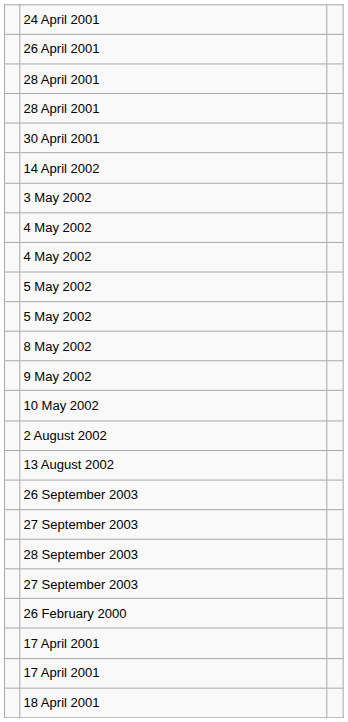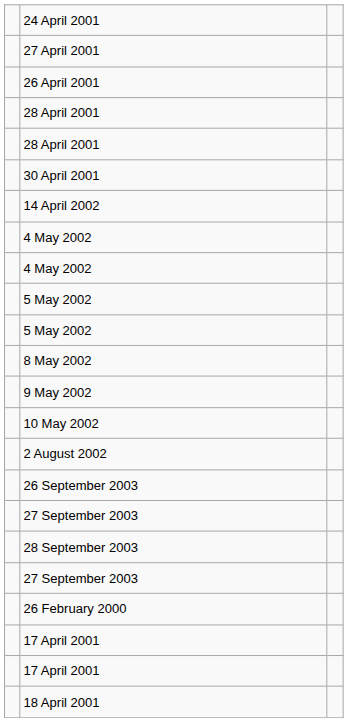+ row: (12, 51)
- row: (12, 198)
- row: (12, 465)
